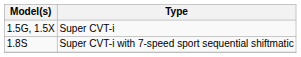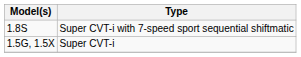rows swapped: (31, 28) <-> (17, 44)
